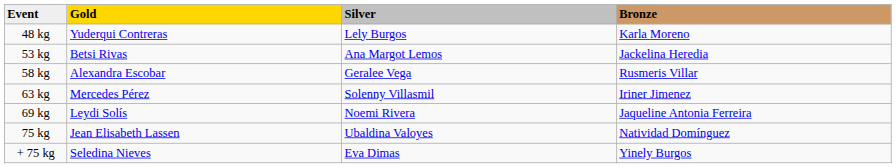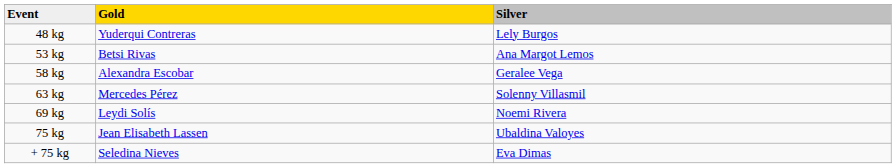- column: (638, 14)
